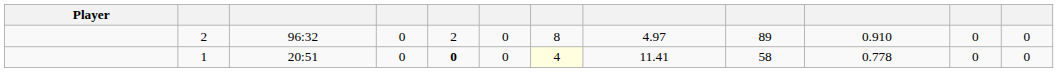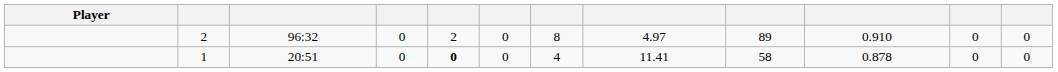(557, 57) lightyellow background -> (557, 57) no background
(877, 57) 0.778 -> (877, 57) 0.878
